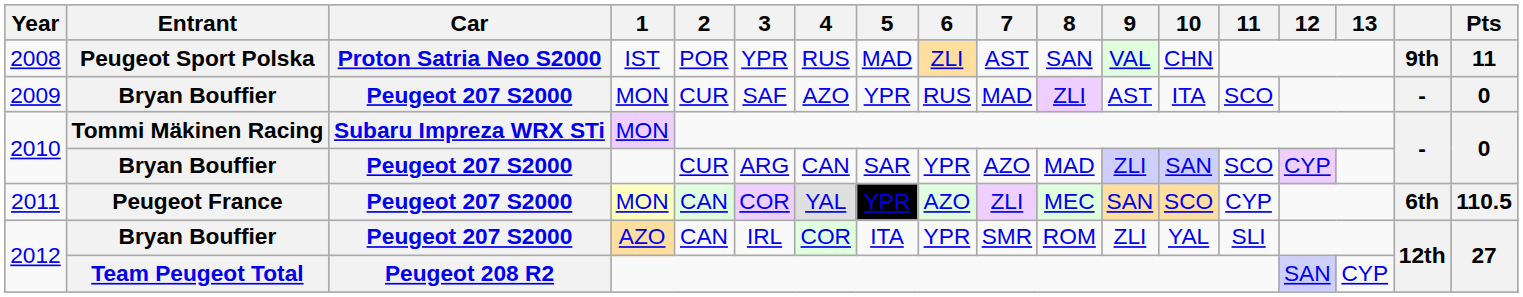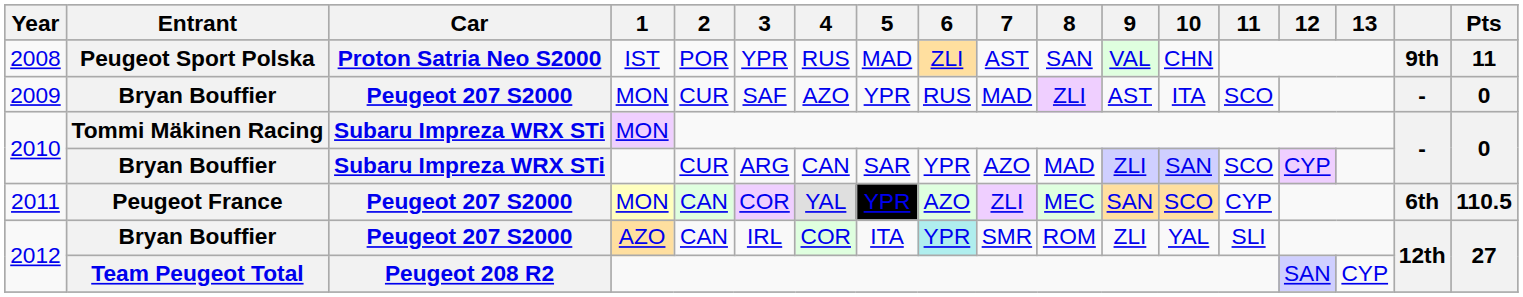(469, 166) Peugeot 207 S2000 -> (469, 166) Subaru Impreza WRX STi
(947, 237) no background -> (947, 237) paleturquoise background
